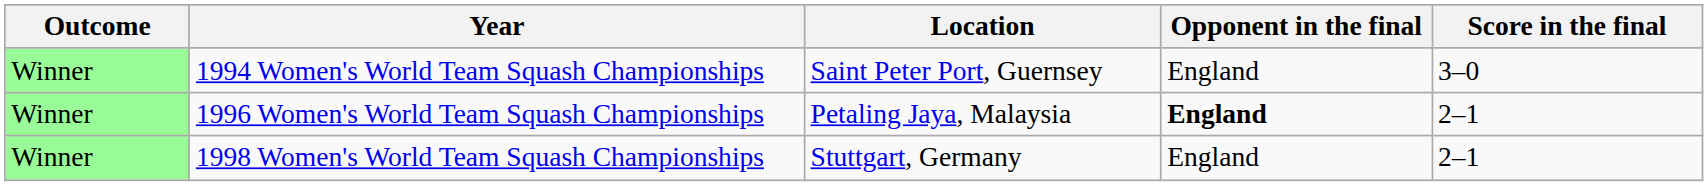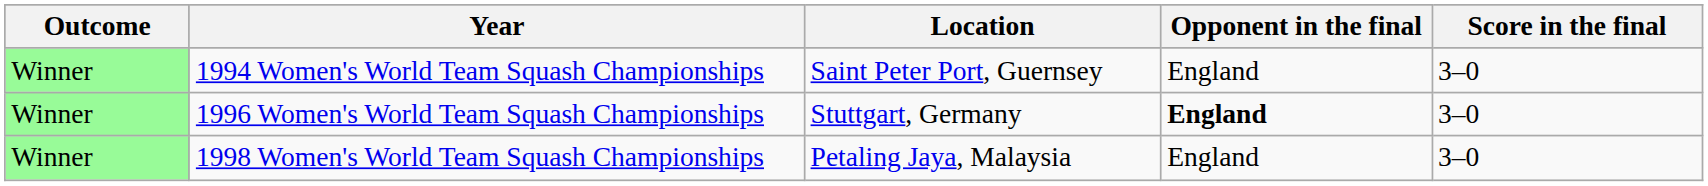(941, 113) Petaling Jaya, Malaysia -> (916, 113) Stuttgart, Germany
(1459, 113) 2–1 -> (1459, 113) 3–0
(916, 157) Stuttgart, Germany -> (941, 157) Petaling Jaya, Malaysia
(1459, 157) 2–1 -> (1459, 157) 3–0
